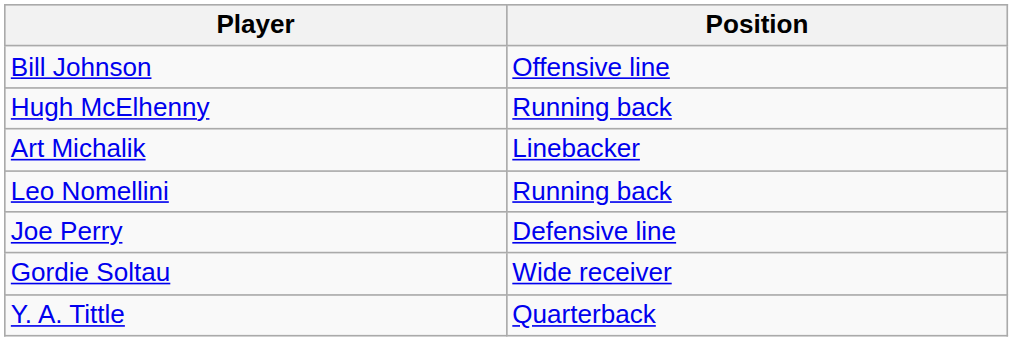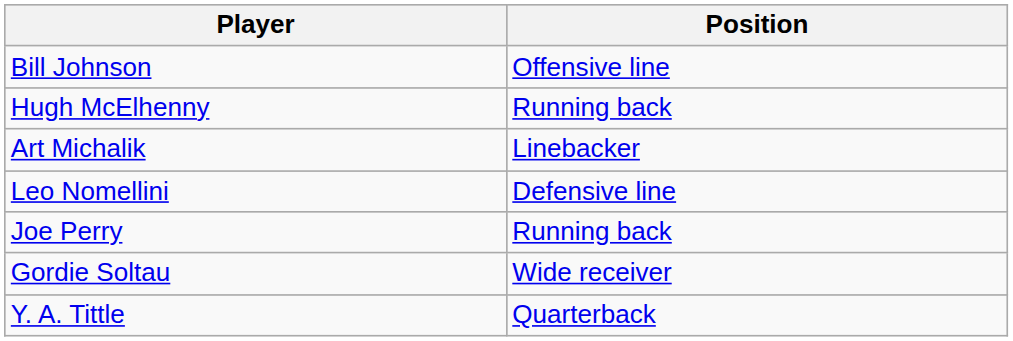(592, 190) Running back -> (594, 190) Defensive line
(594, 231) Defensive line -> (592, 231) Running back
